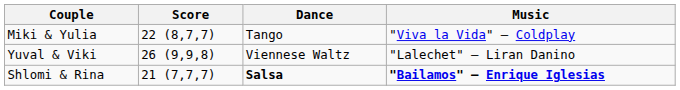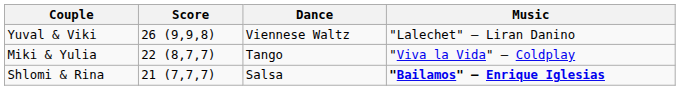rows swapped: (52, 35) <-> (52, 55)
(264, 75) bold -> (264, 75) normal
